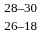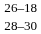rows swapped: (21, 8) <-> (21, 26)
